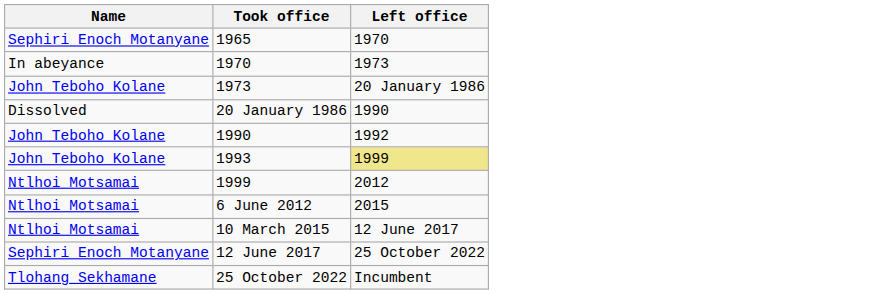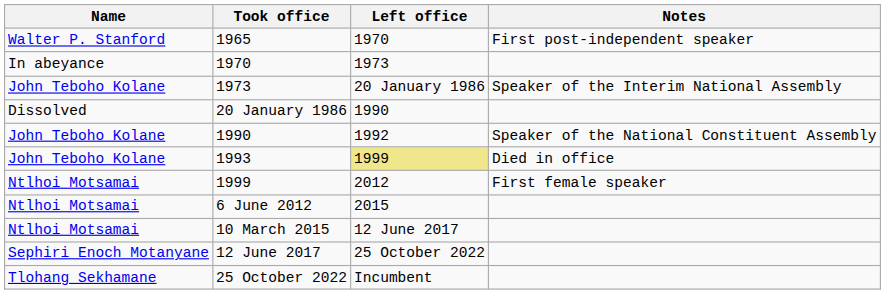+ column: (684, 16)
(109, 40) Sephiri Enoch Motanyane -> (87, 40) Walter P. Stanford
